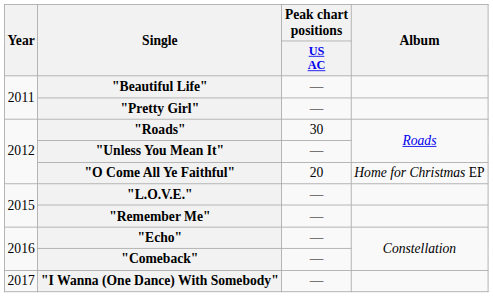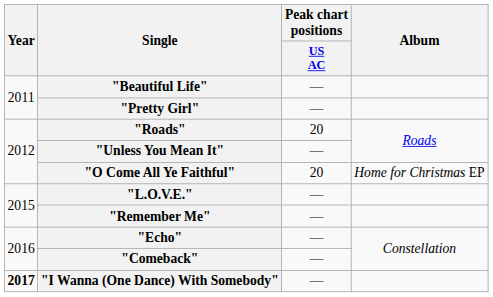(316, 129) 30 -> (316, 129) 20
(21, 280) normal -> (21, 280) bold
